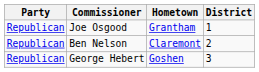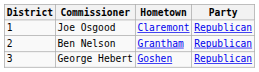columns swapped: (229, 12) <-> (36, 12)
(172, 28) Grantham -> (164, 28) Claremont
(175, 44) Claremont -> (161, 44) Grantham
